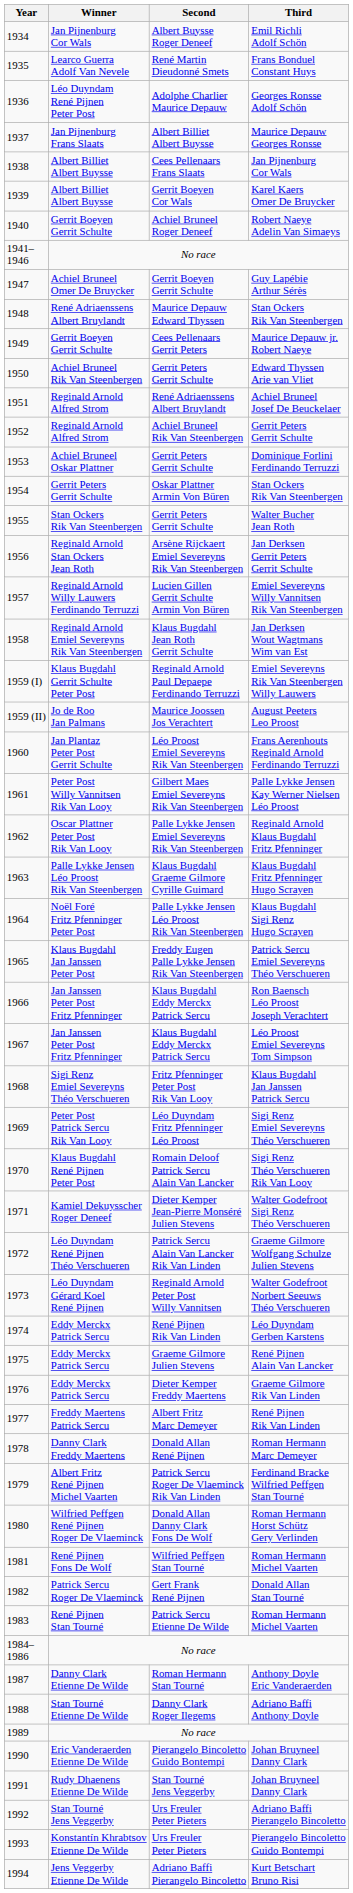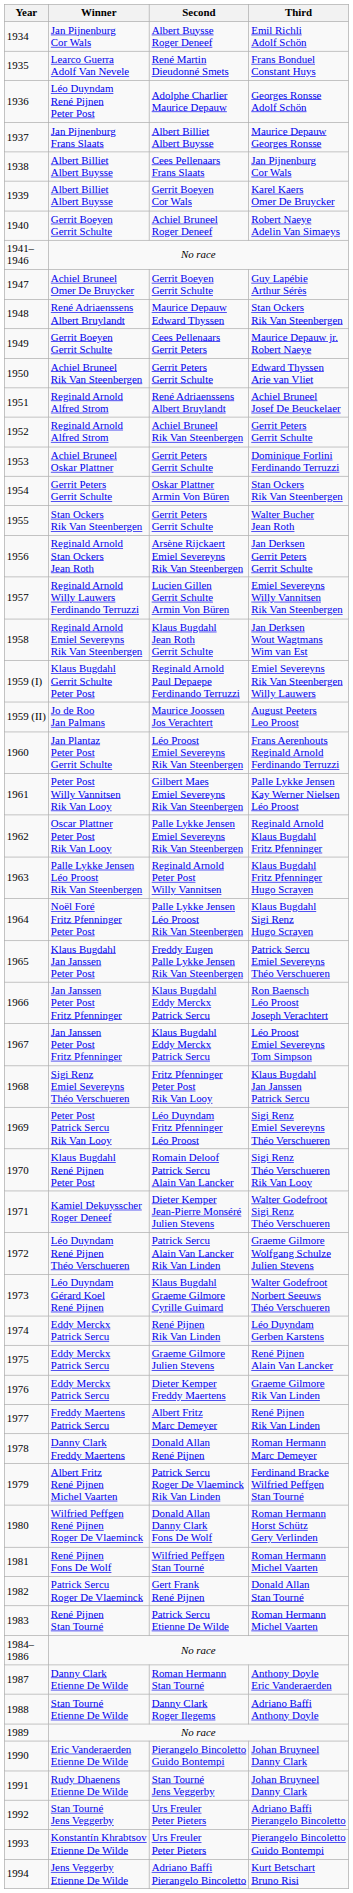(188, 877) Klaus Bugdahl Graeme Gilmore Cyrille Guimard -> (188, 877) Reginald Arnold Peter Post Willy Vannitsen
(188, 1295) Reginald Arnold Peter Post Willy Vannitsen -> (188, 1295) Klaus Bugdahl Graeme Gilmore Cyrille Guimard
